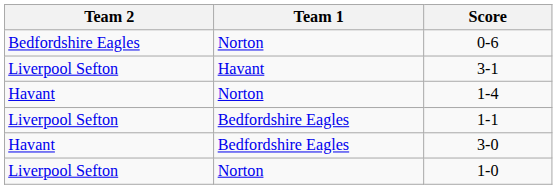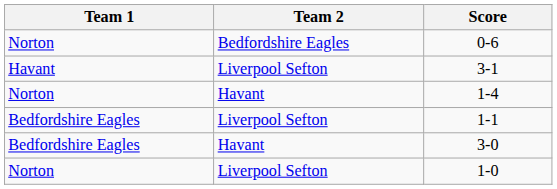columns swapped: (319, 17) <-> (109, 17)
